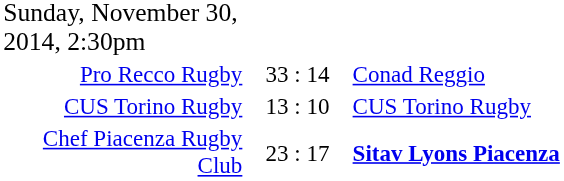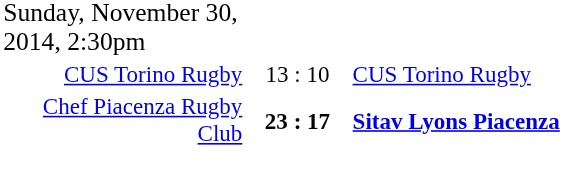- row: (161, 74)
(297, 152) normal -> (297, 120) bold
